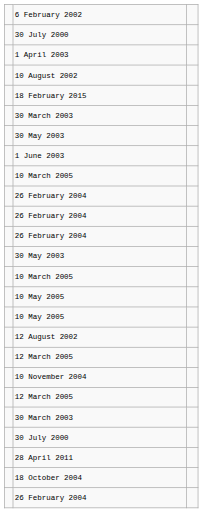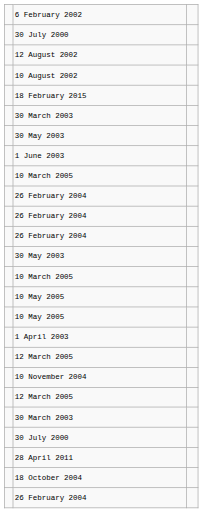rows swapped: (9, 337) <-> (9, 55)
